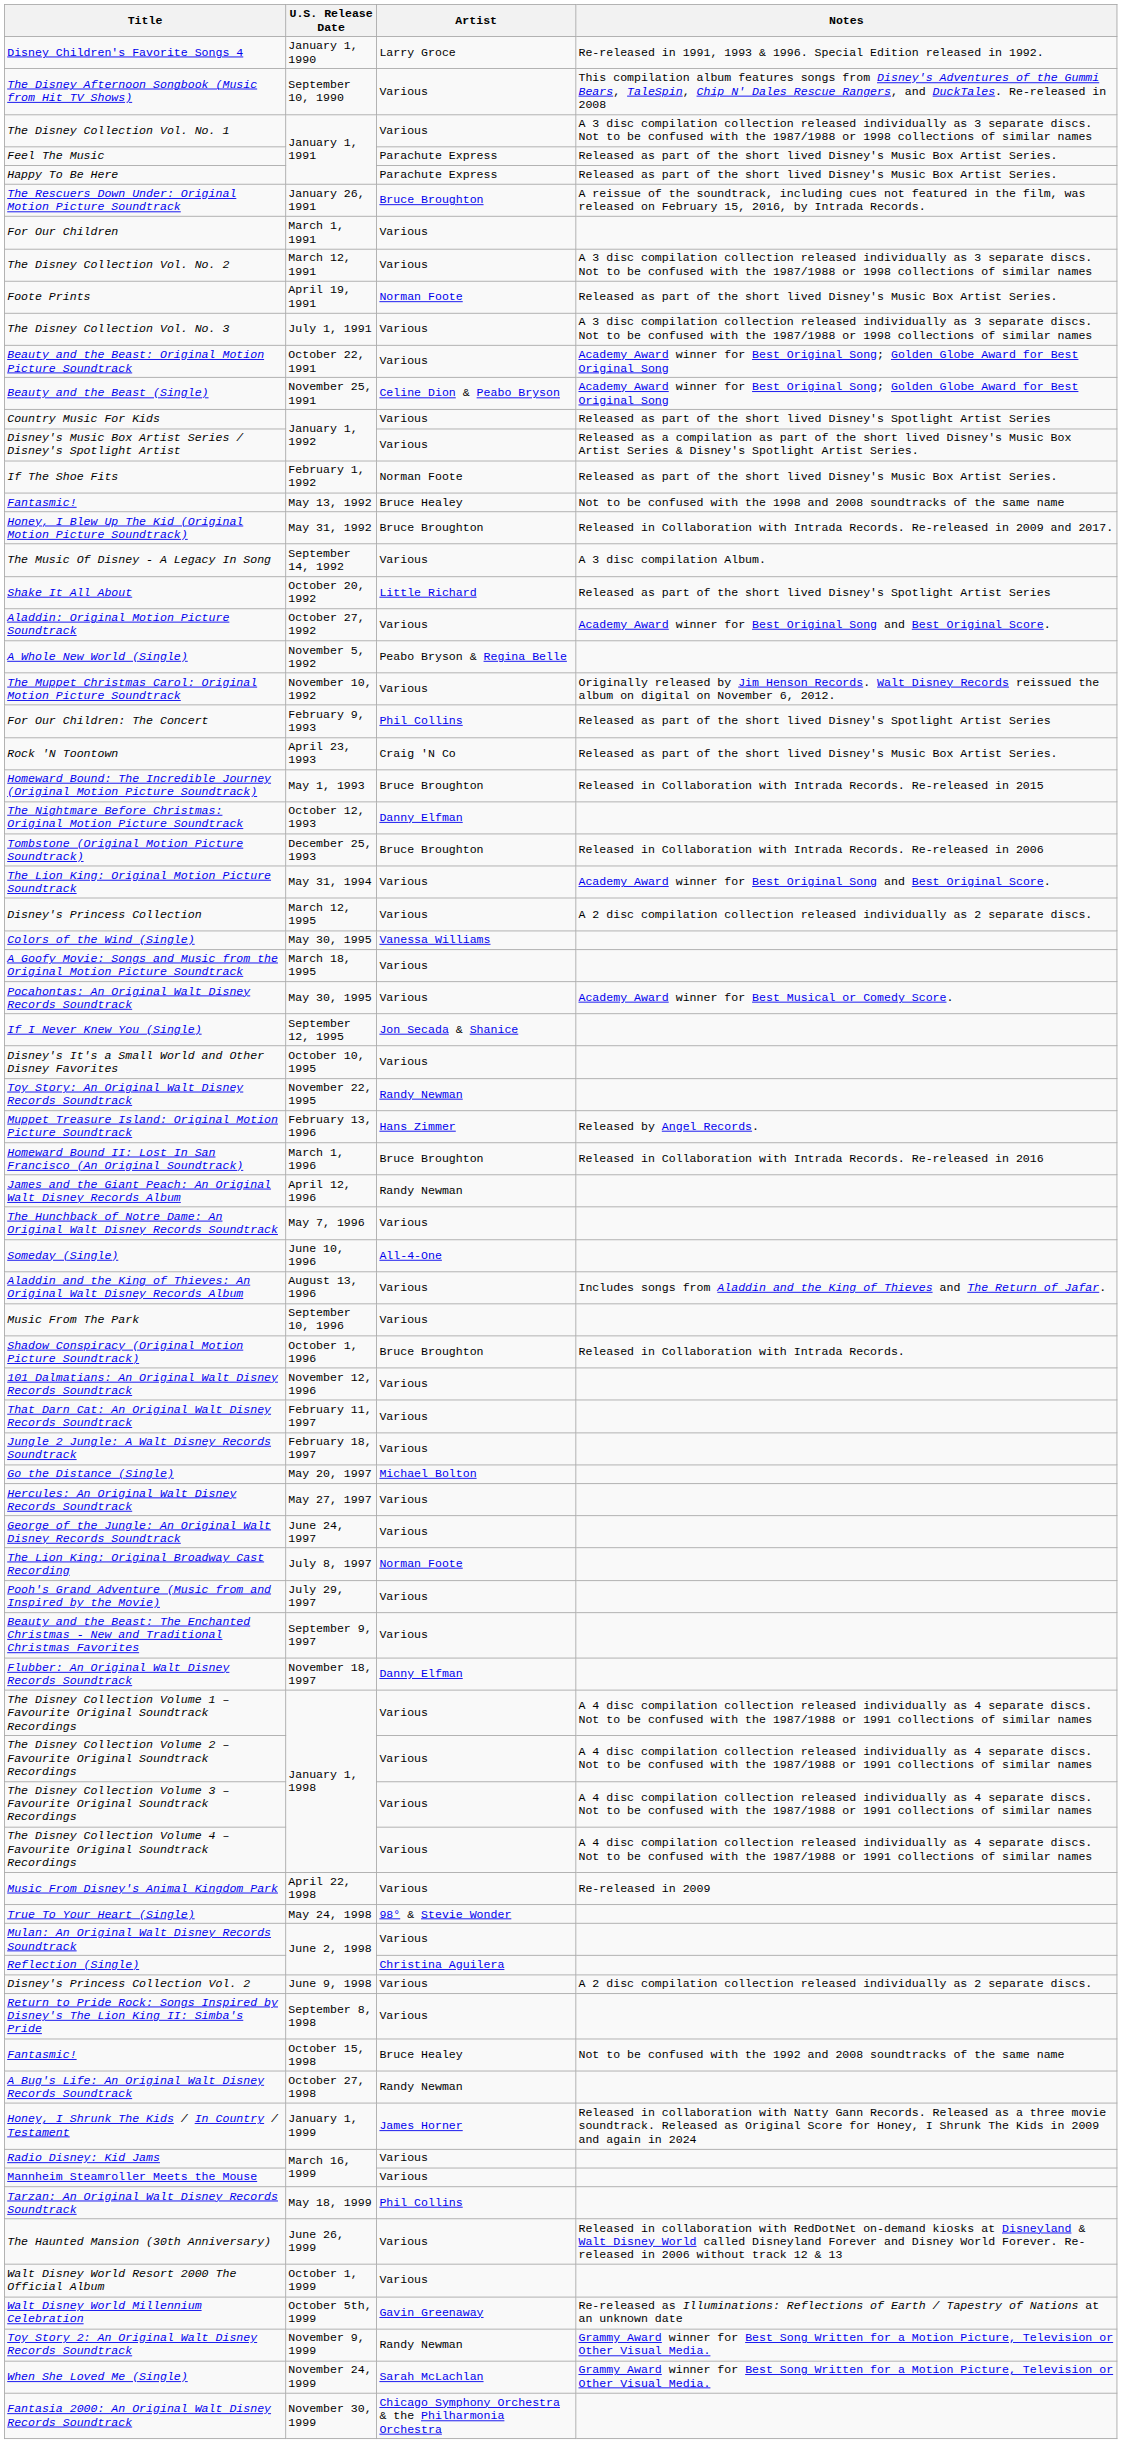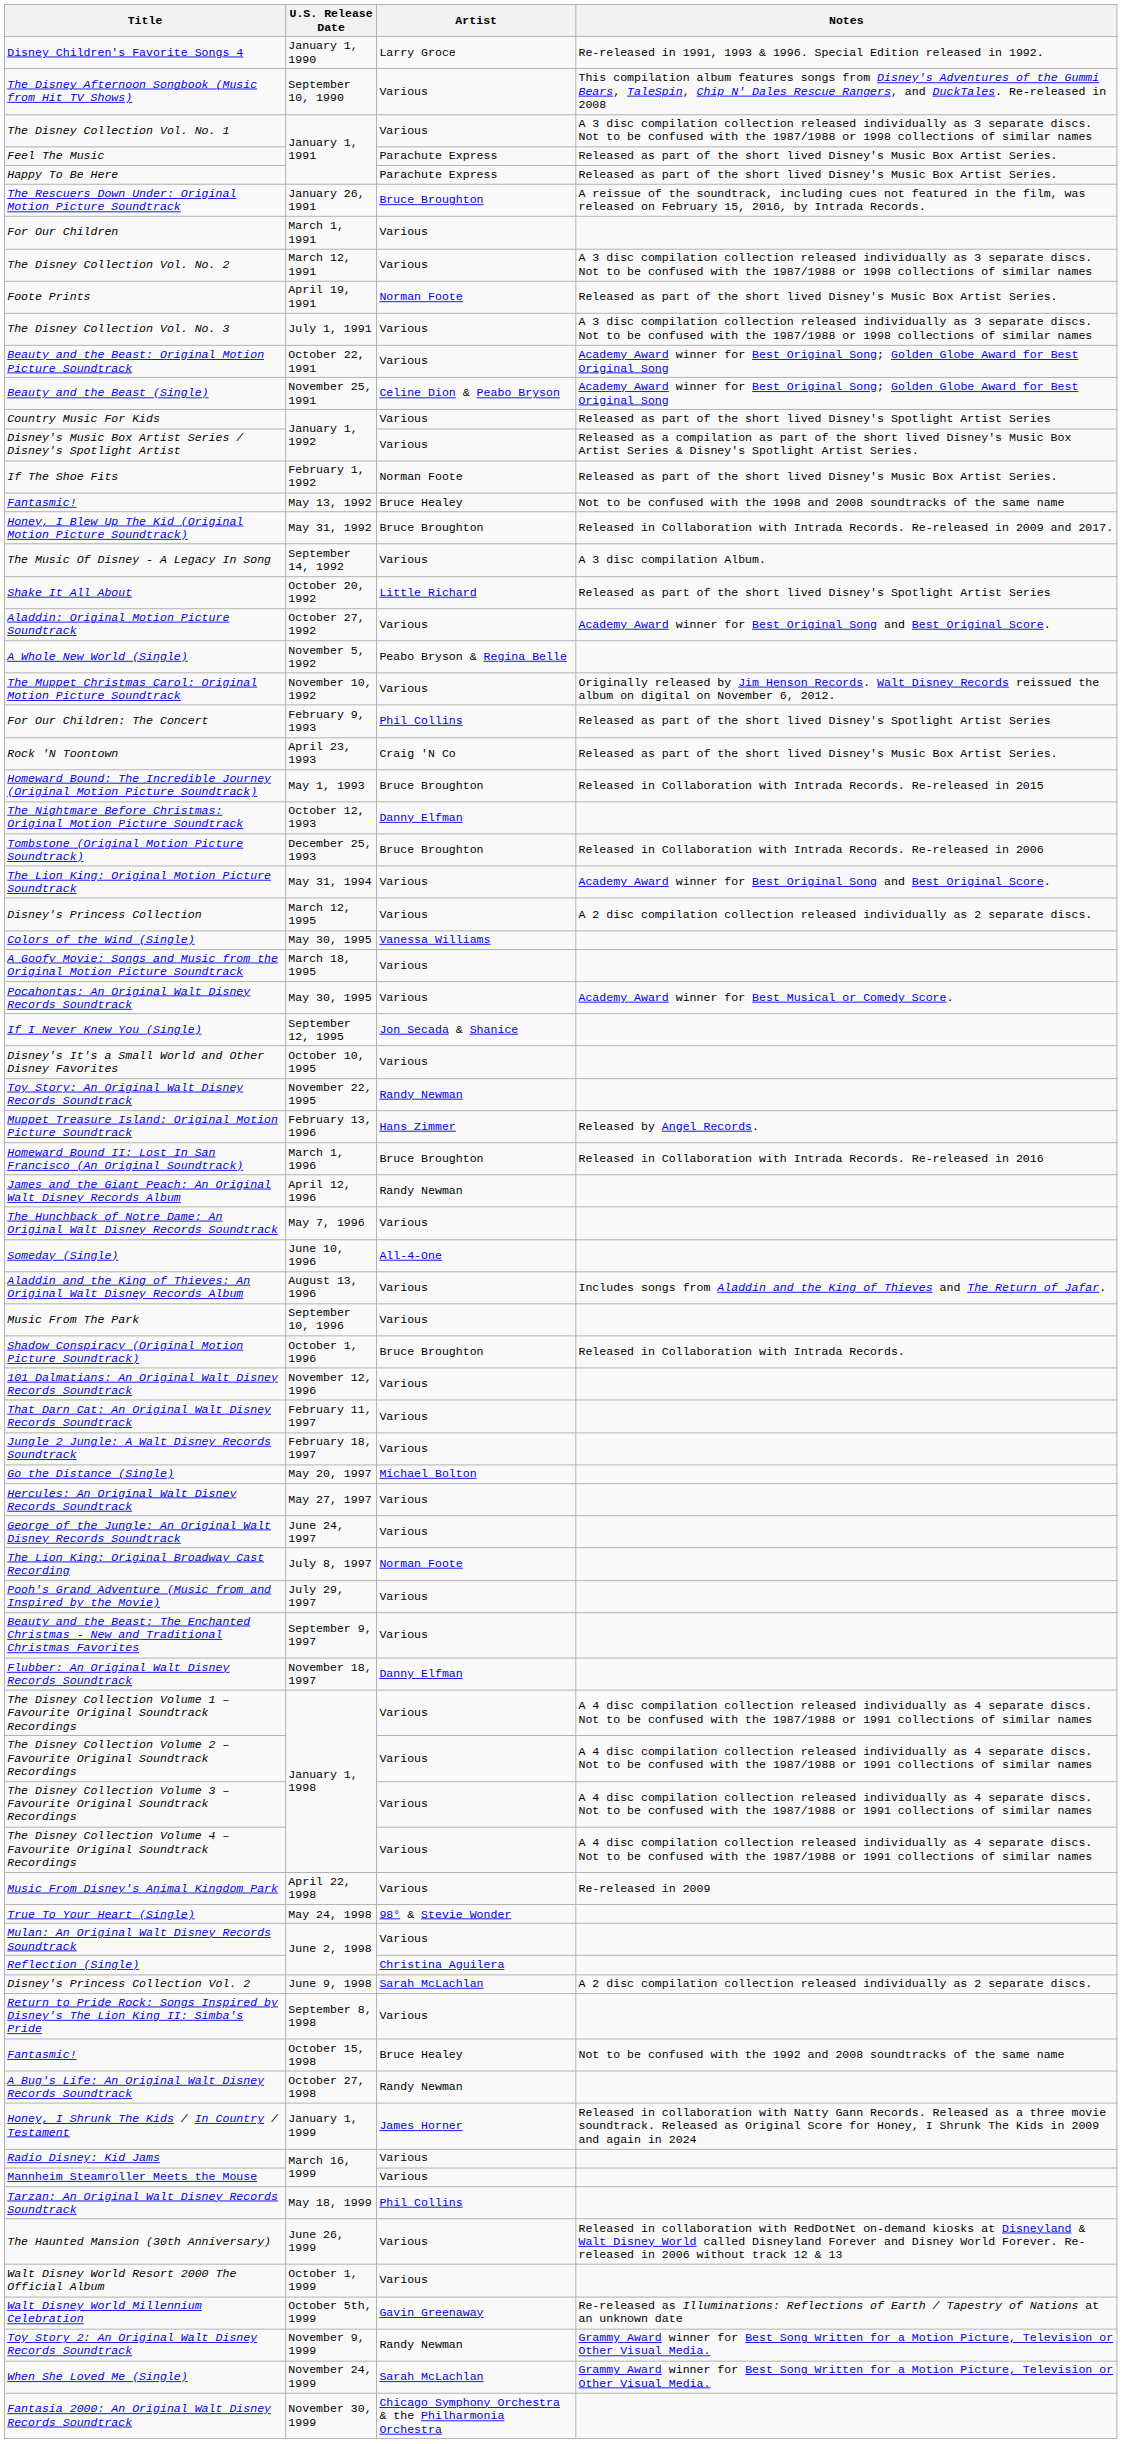(404, 1984) Various -> (431, 1984) Sarah McLachlan
